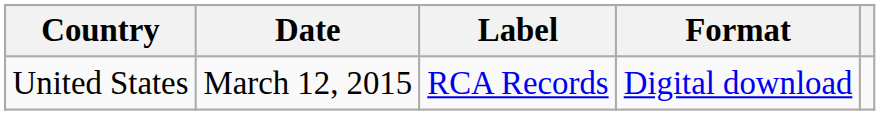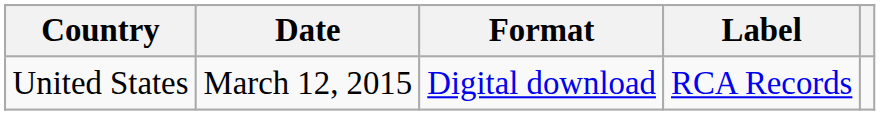columns swapped: (738, 30) <-> (518, 30)
